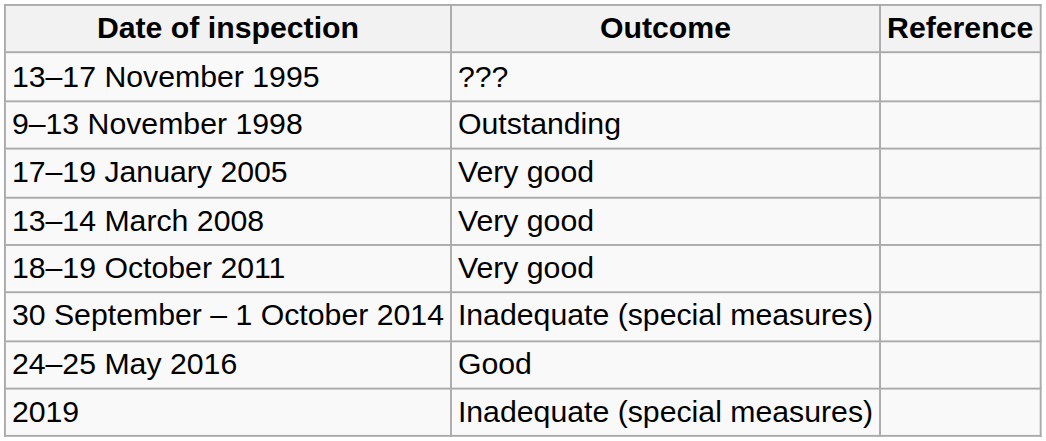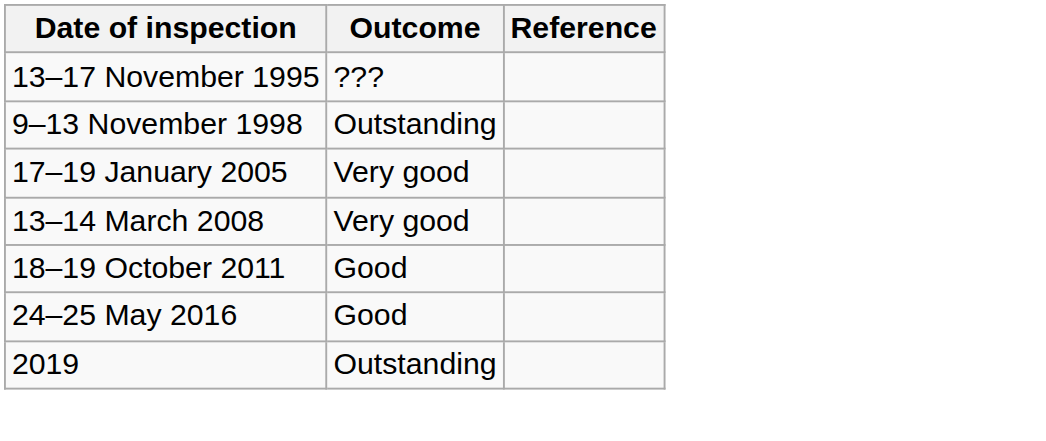(526, 268) Very good -> (370, 268) Good
- row: (228, 316)
(665, 412) Inadequate (special measures) -> (415, 364) Outstanding
